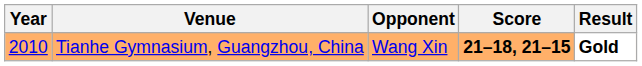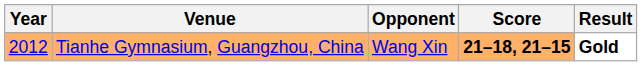(28, 47) 2010 -> (28, 47) 2012
